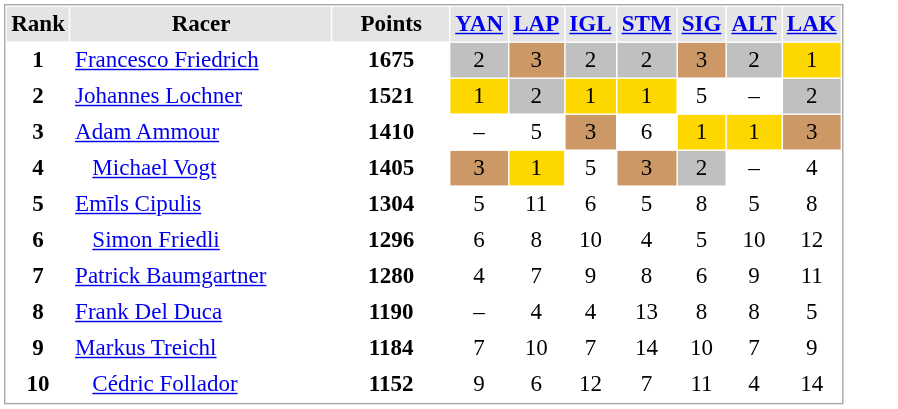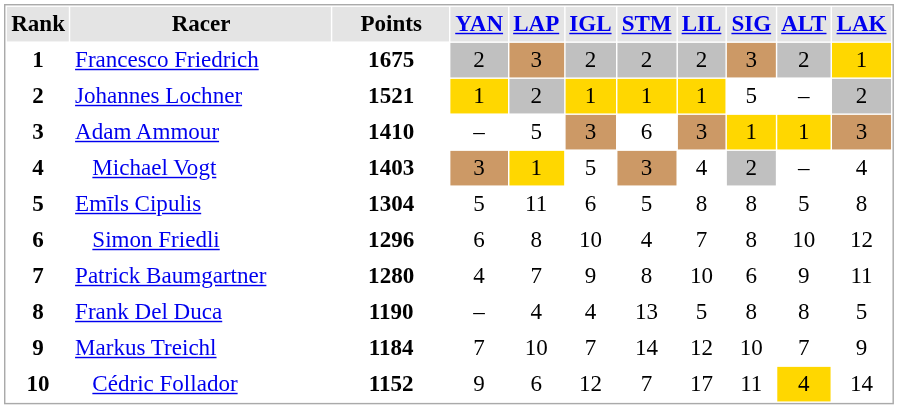+ column: (701, 23)
(391, 167) 1405 -> (391, 167) 1403
(701, 239) 5 -> (751, 239) 8
(754, 383) no background -> (804, 383) gold background
